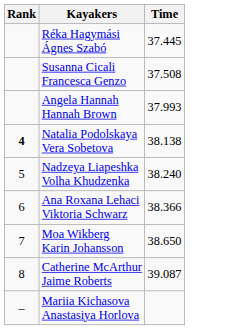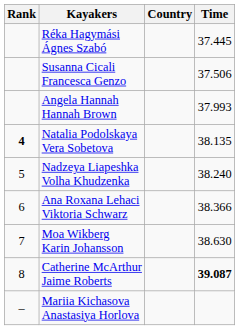+ column: (170, 14)
(165, 74) 37.508 -> (215, 74) 37.506
(165, 140) 38.138 -> (215, 140) 38.135
(165, 241) 38.650 -> (215, 241) 38.630
(165, 274) normal -> (215, 274) bold
